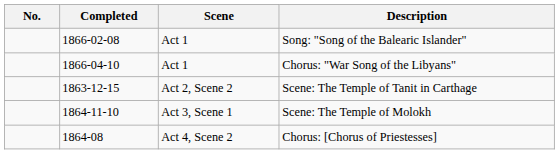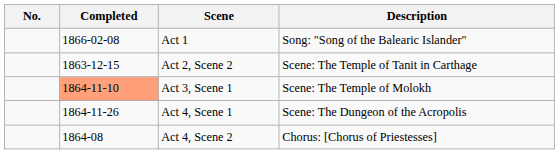- row: (369, 64)
(91, 113) no background -> (91, 89) lightsalmon background
+ row: (374, 113)
